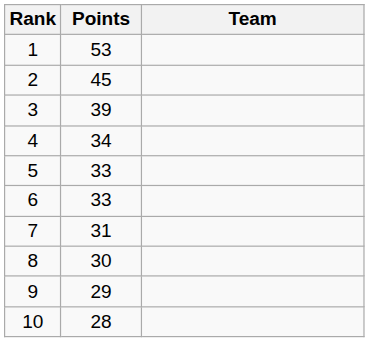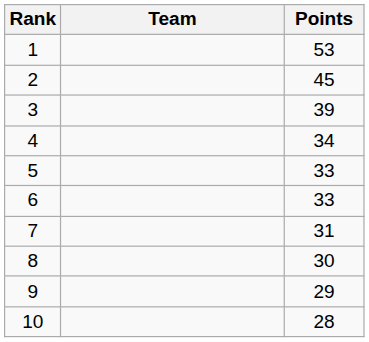columns swapped: (253, 19) <-> (101, 19)
